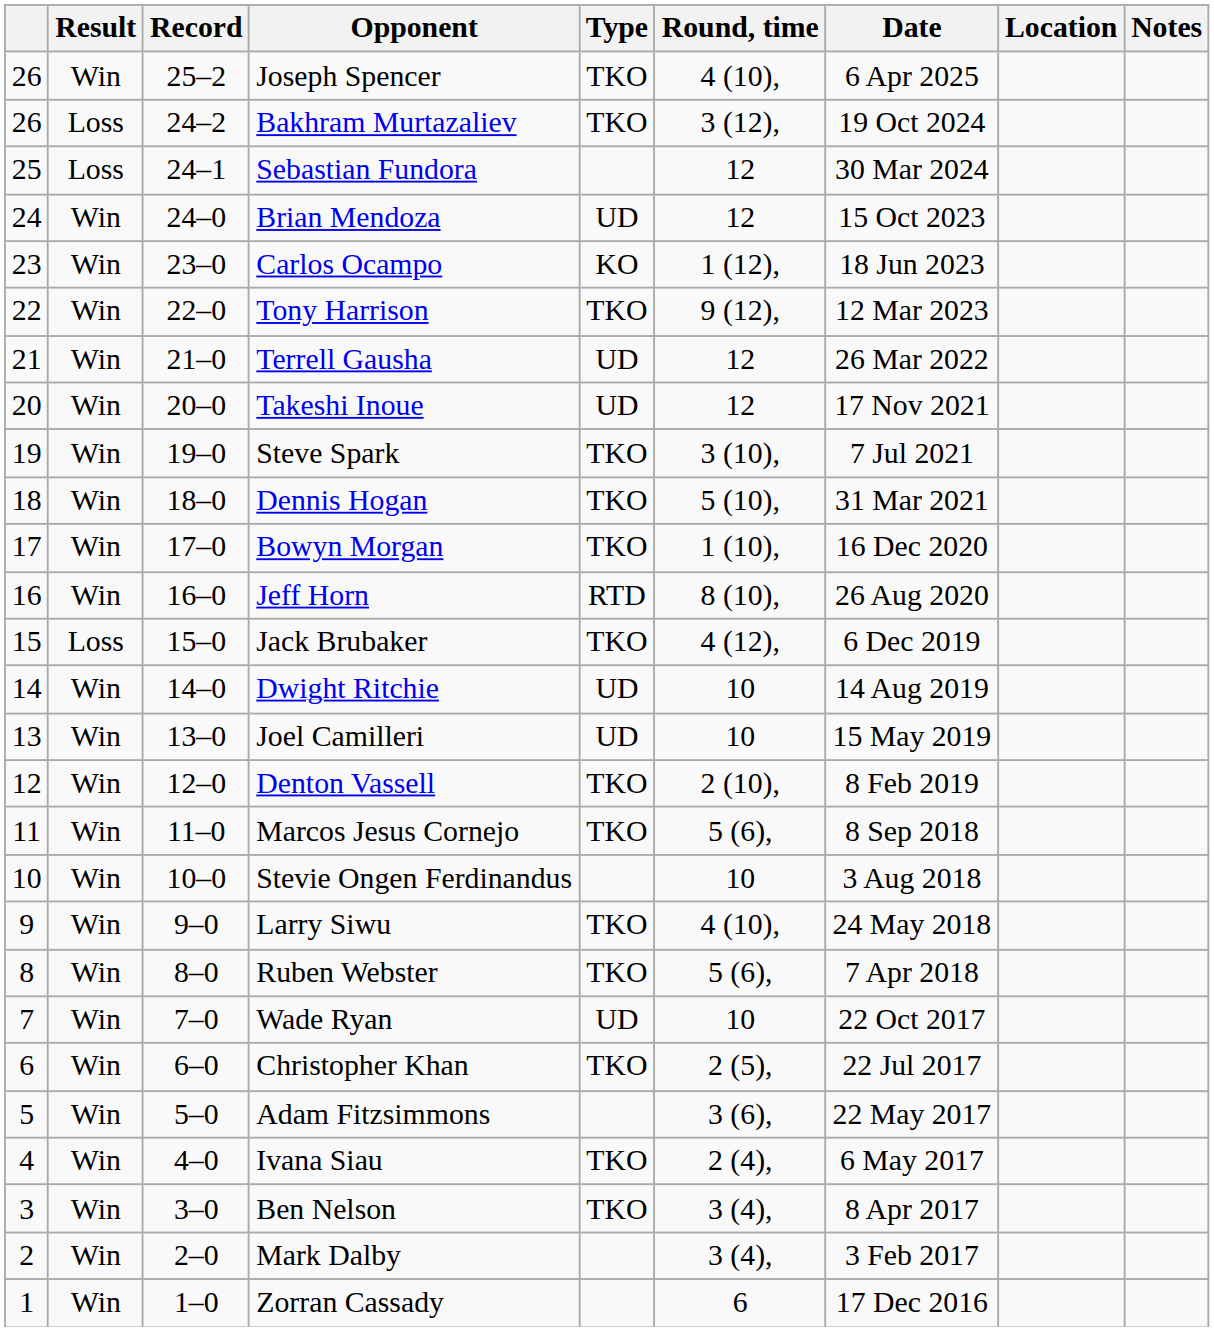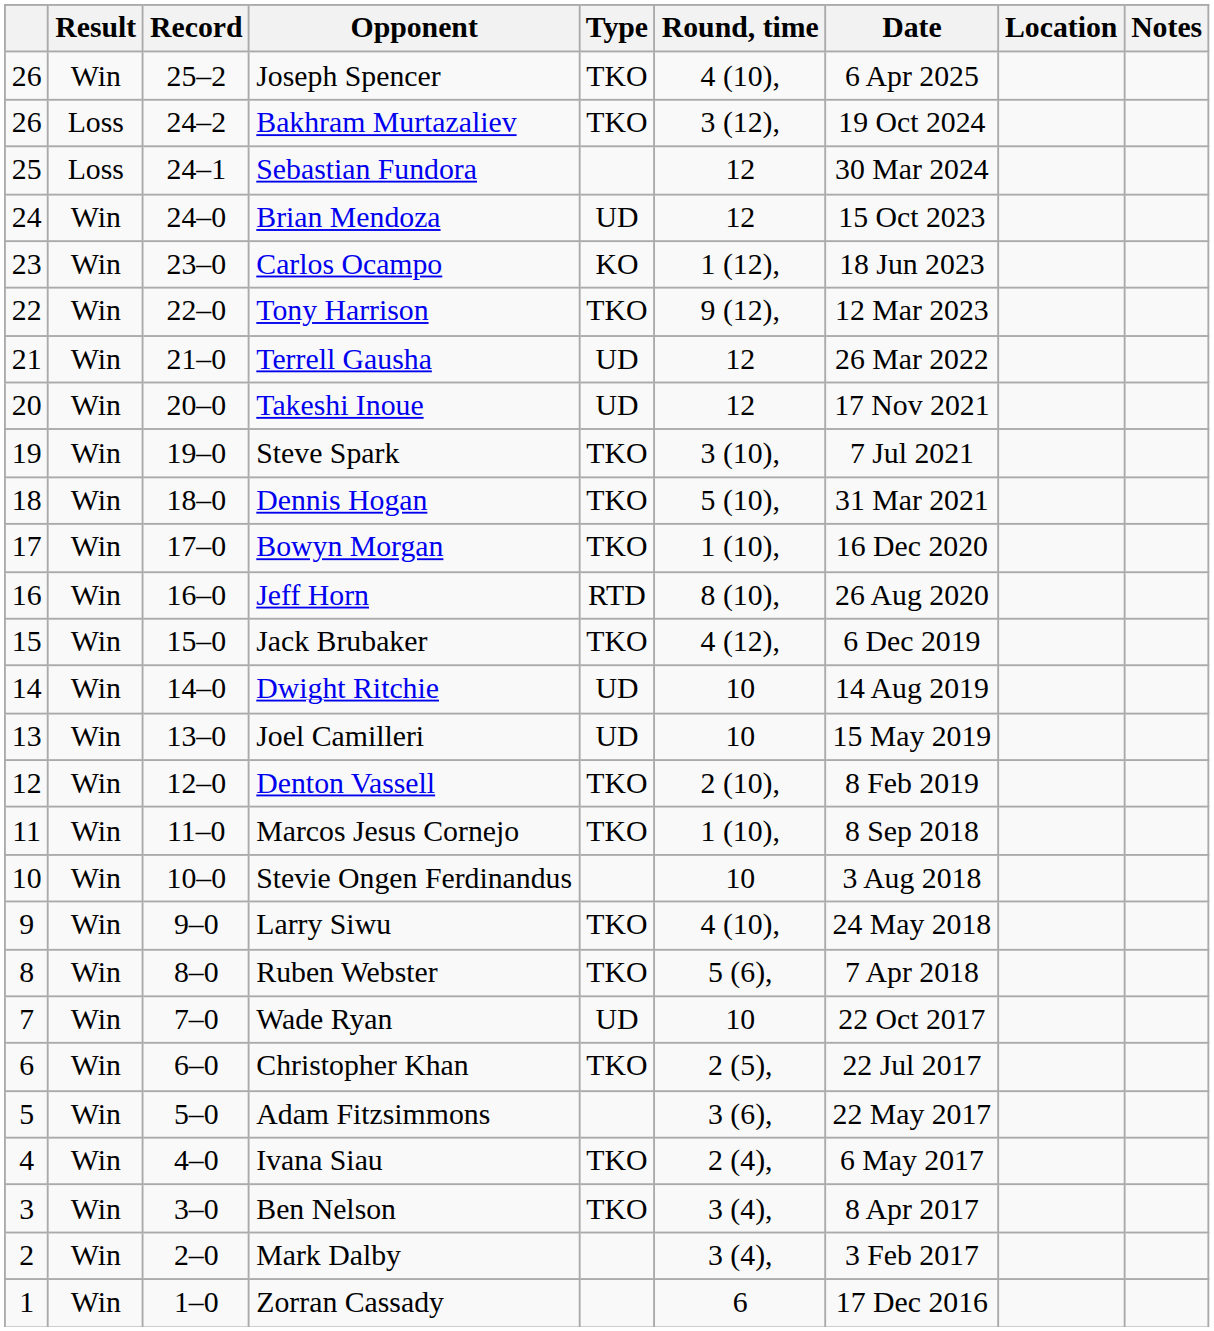(96, 641) Loss -> (96, 641) Win
(740, 830) 5 (6), -> (740, 830) 1 (10),
